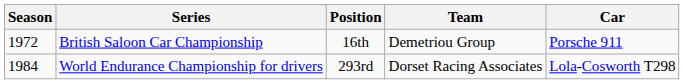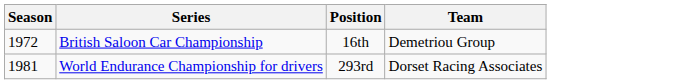- column: (612, 17)
(23, 66) 1984 -> (23, 66) 1981
